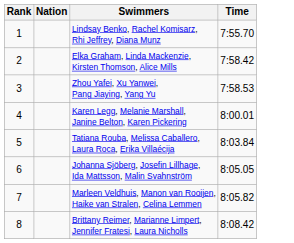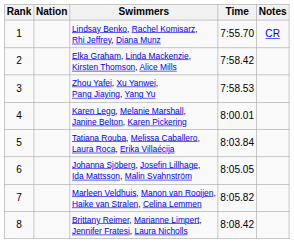+ column: (273, 12)
